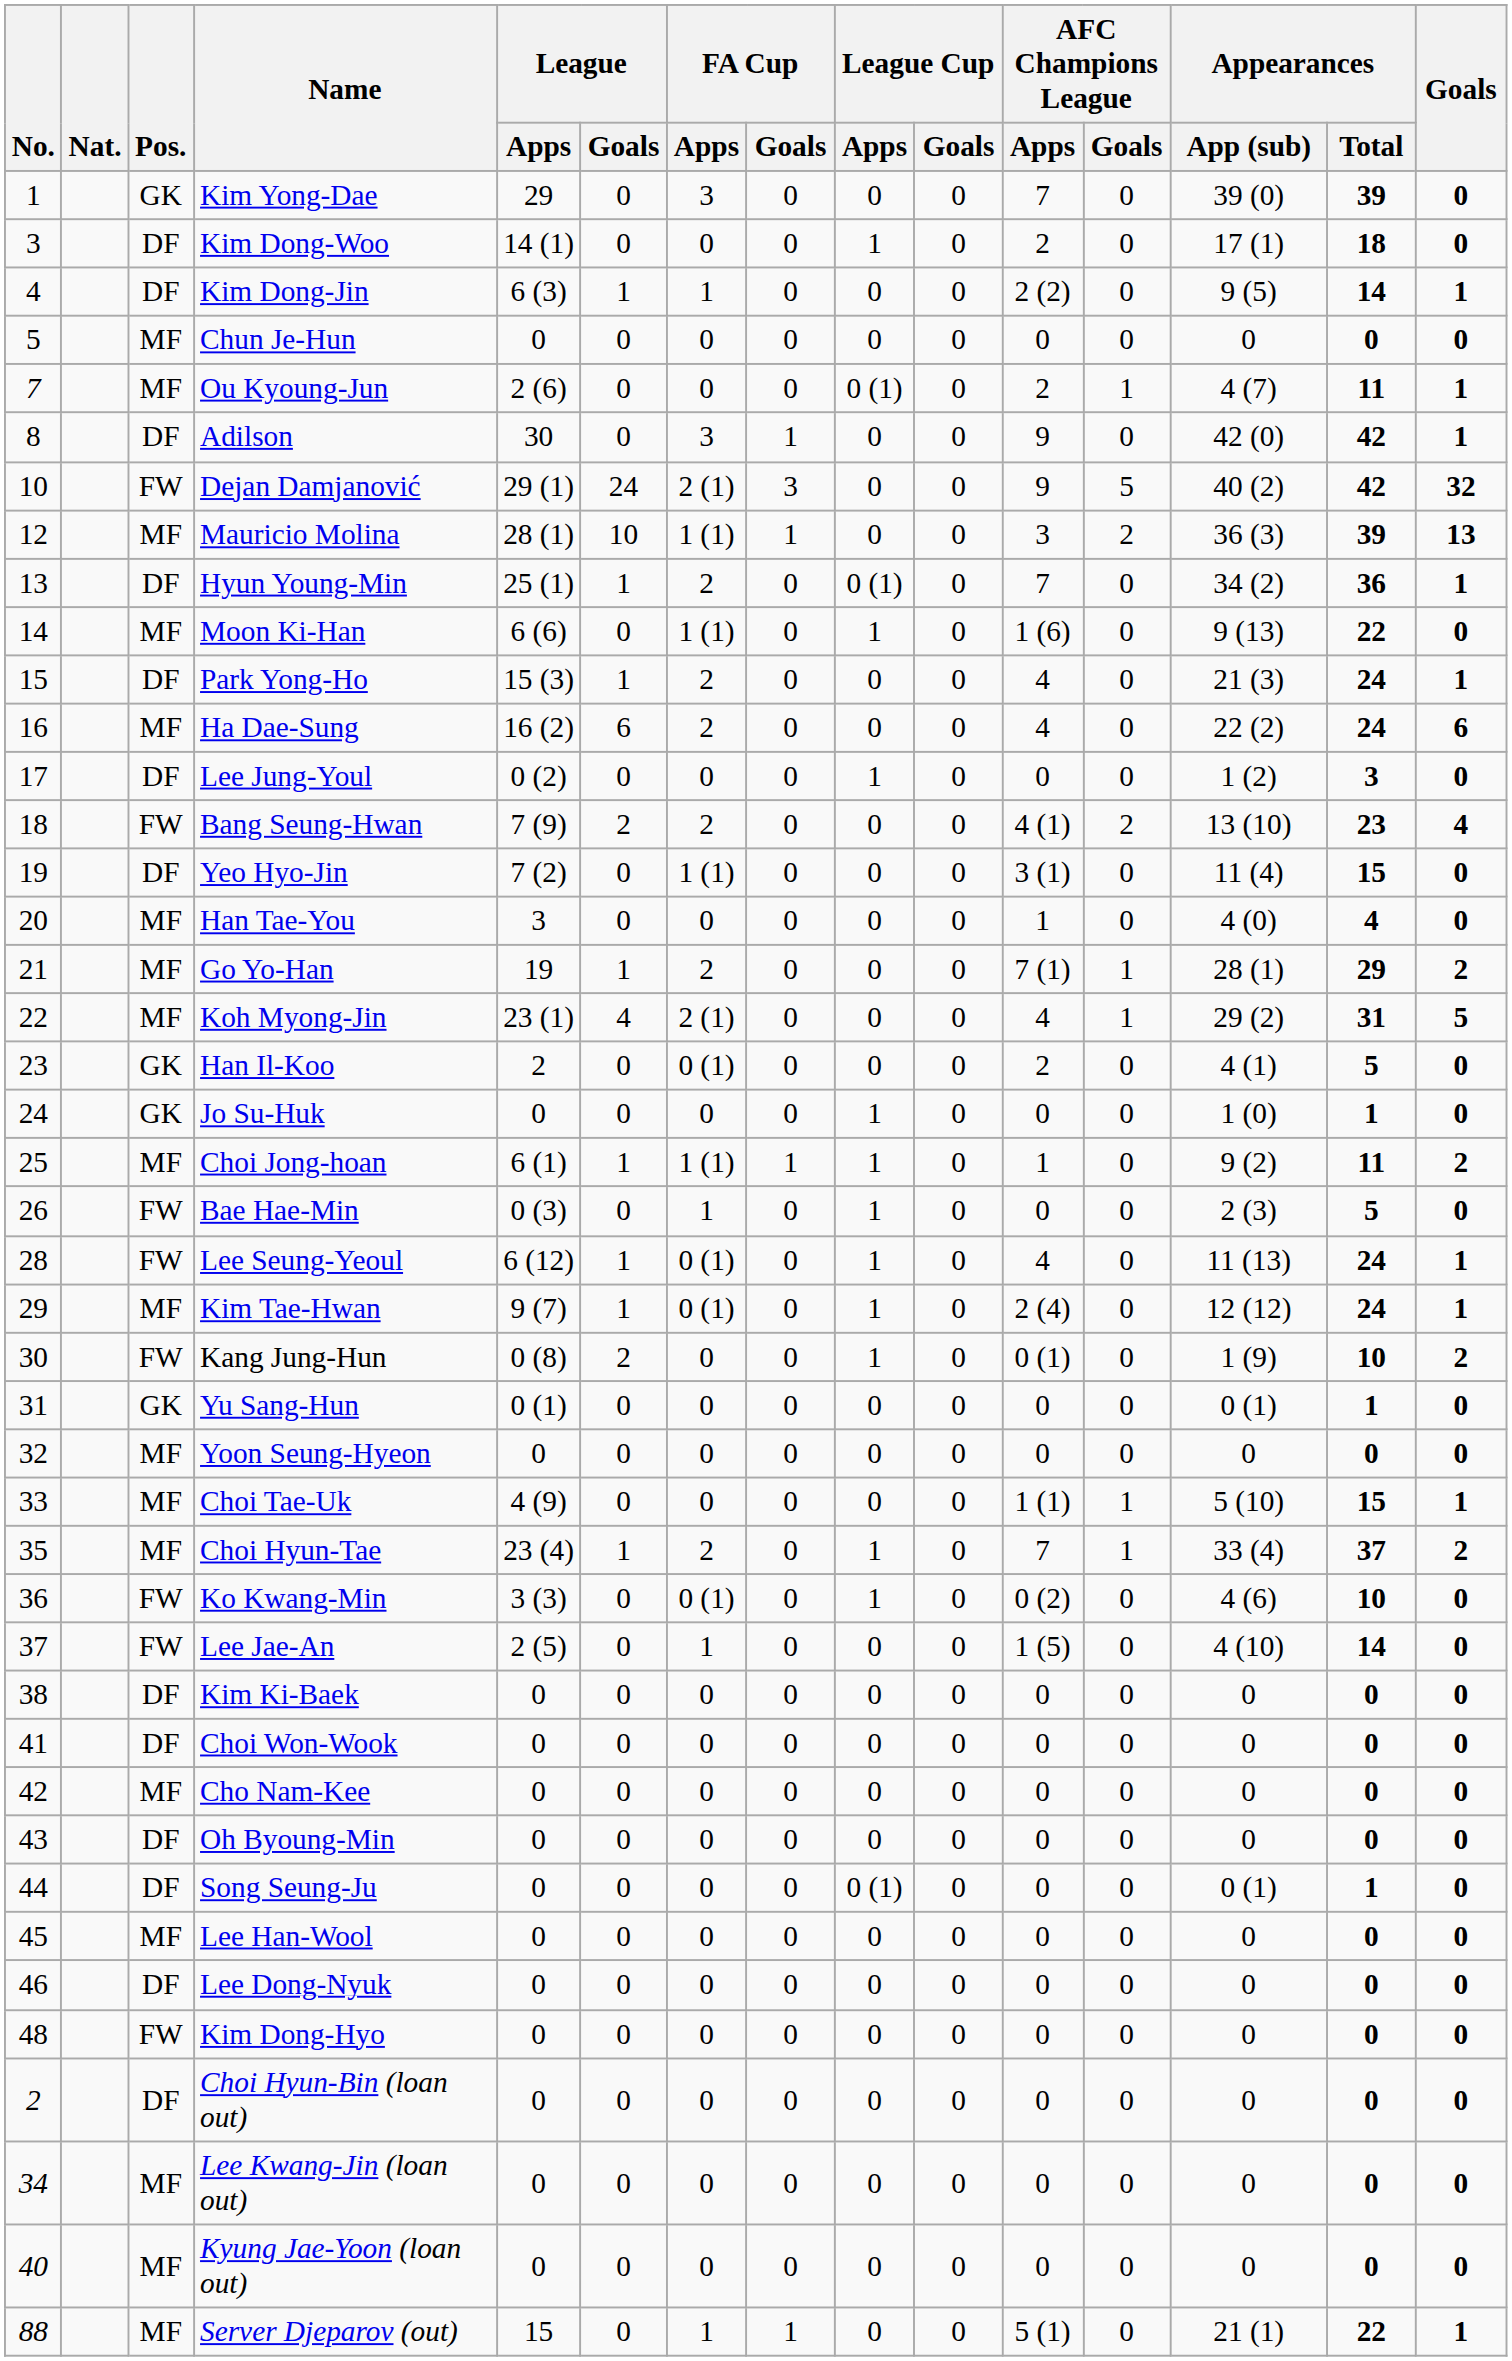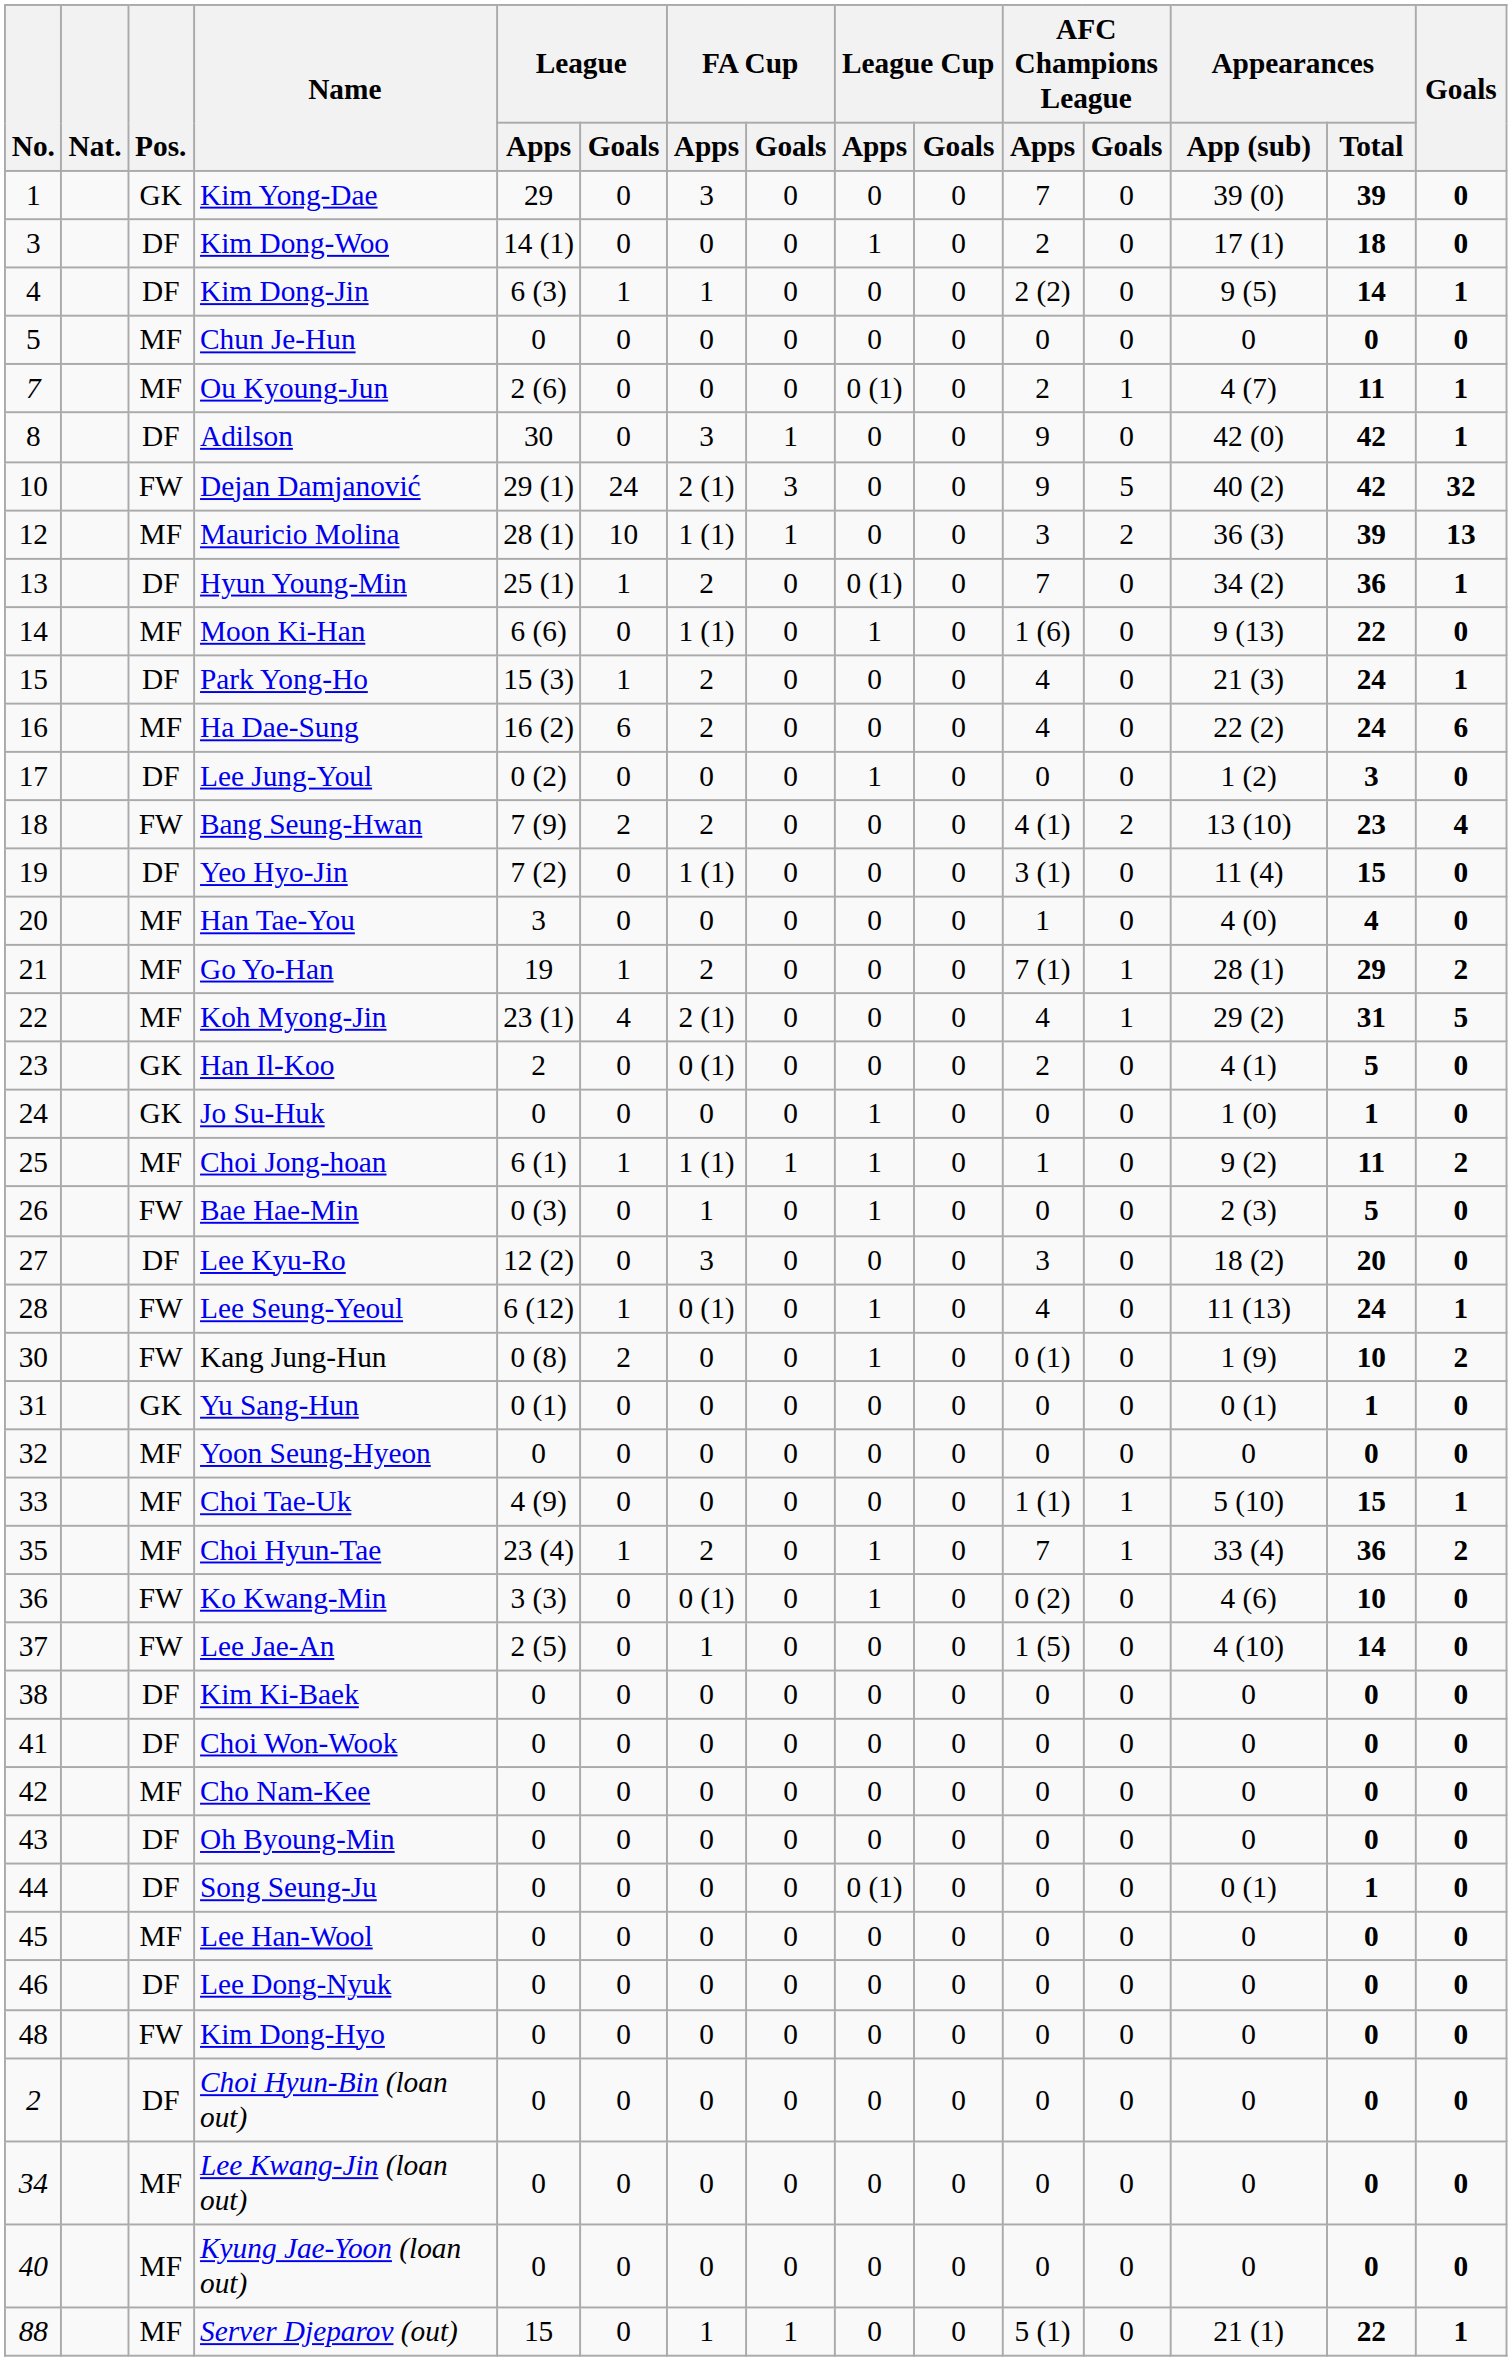+ row: (273, 1259)
- row: (290, 1307)
(1371, 1549) 37 -> (1371, 1549) 36
